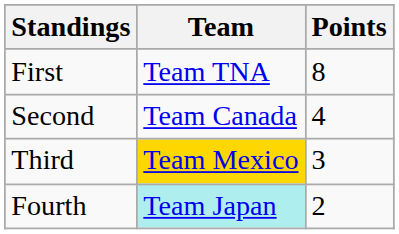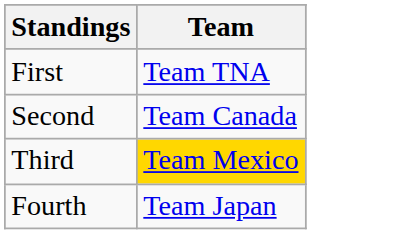- column: (349, 26)
(210, 205) paleturquoise background -> (210, 205) no background
